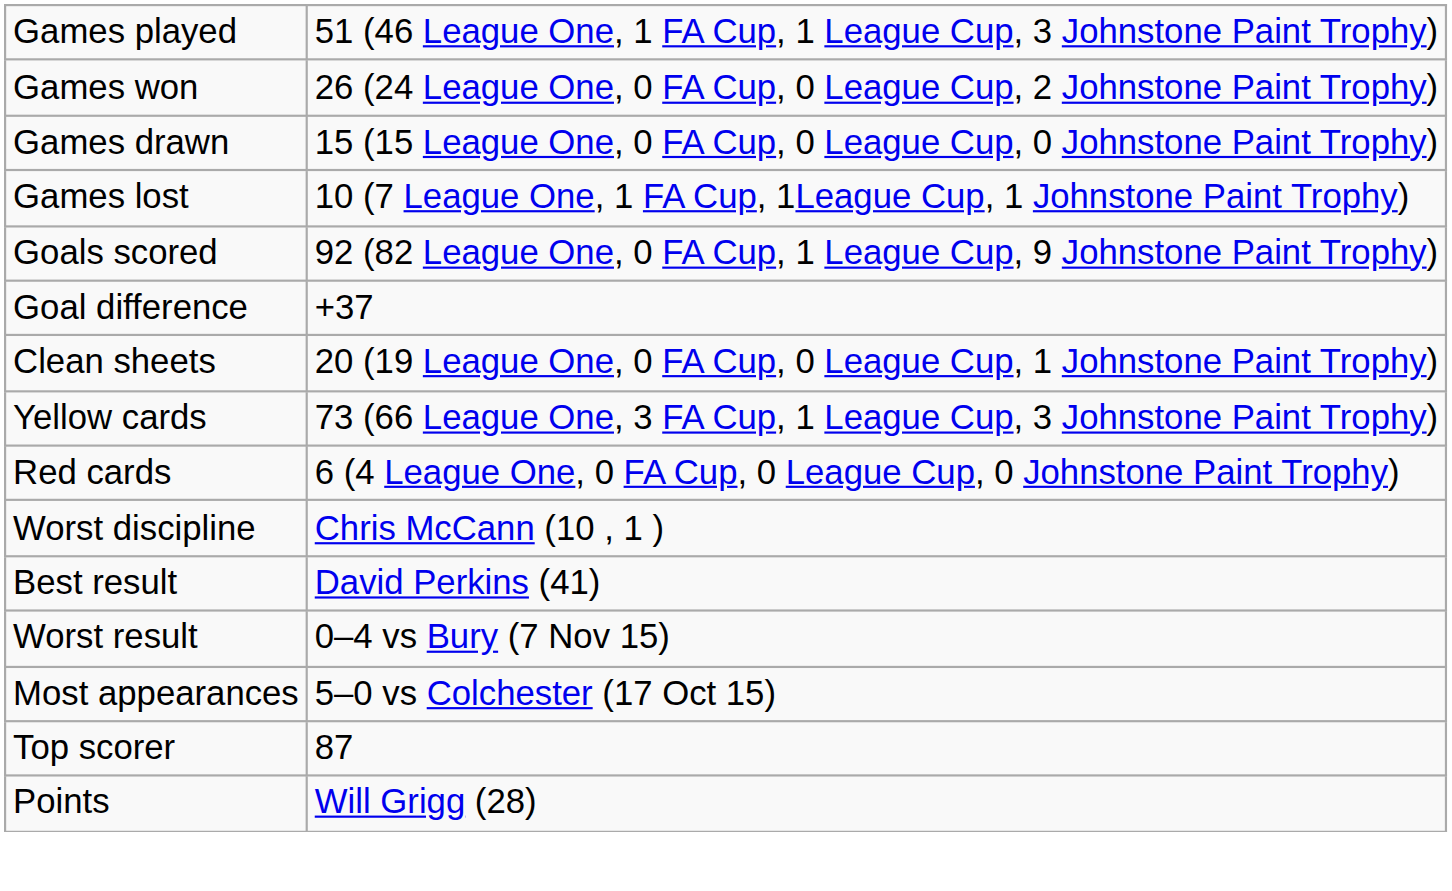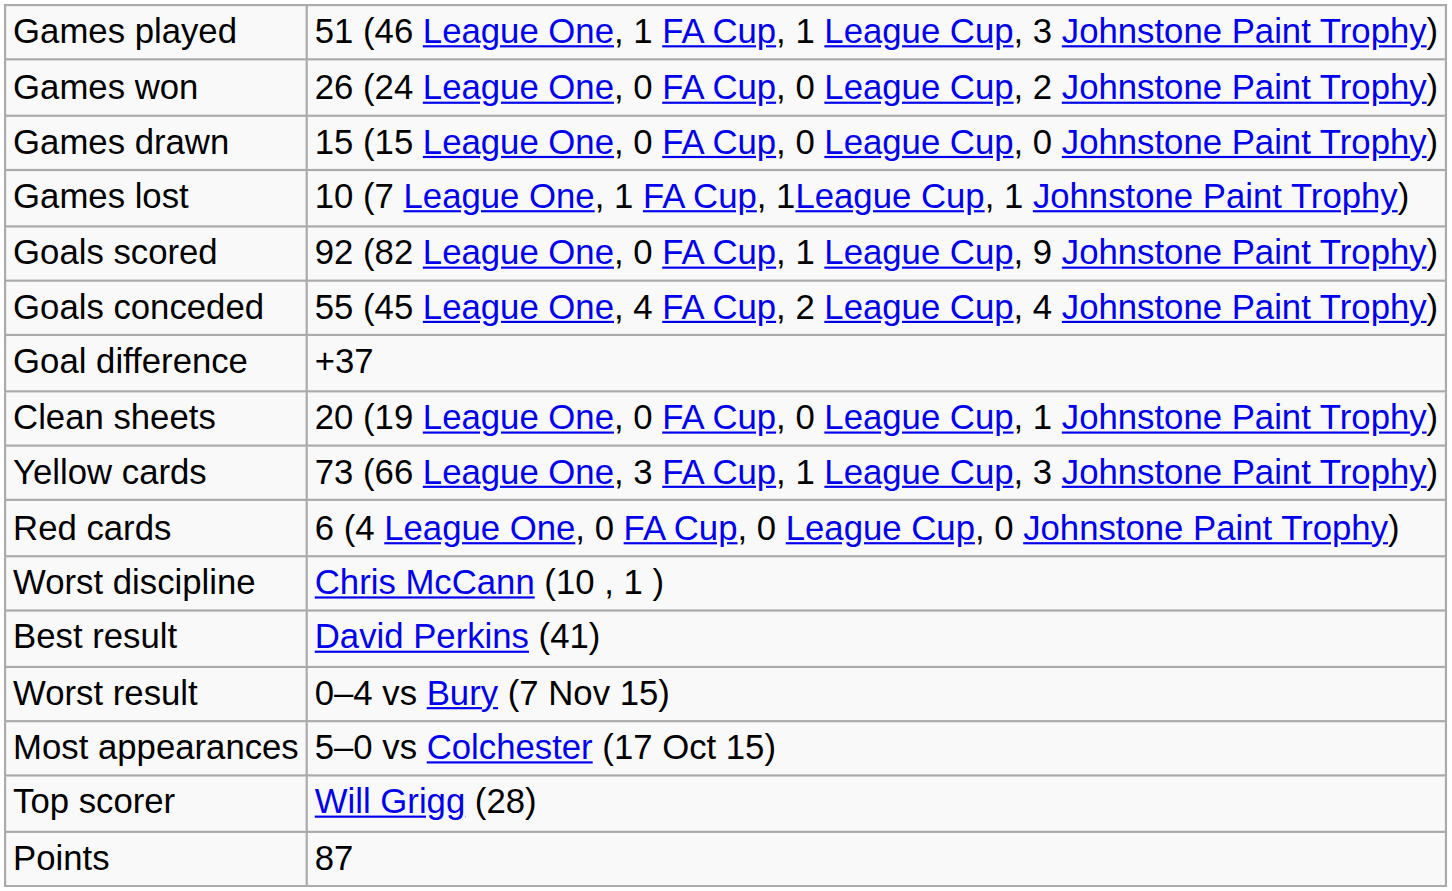+ row: (139, 307)
(334, 747) 87 -> (426, 802) Will Grigg (28)
(426, 802) Will Grigg (28) -> (334, 857) 87
